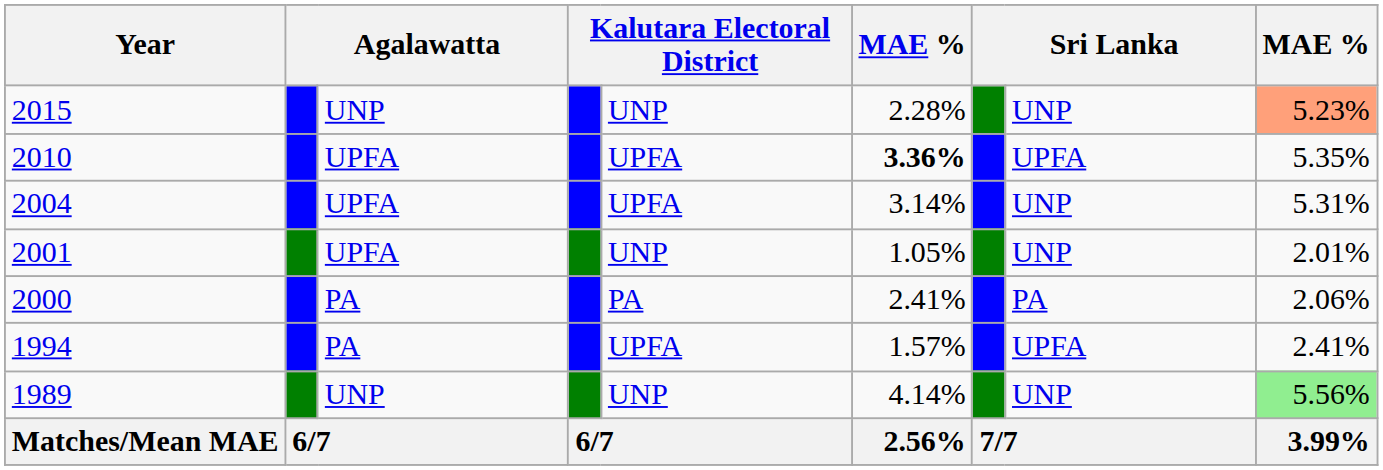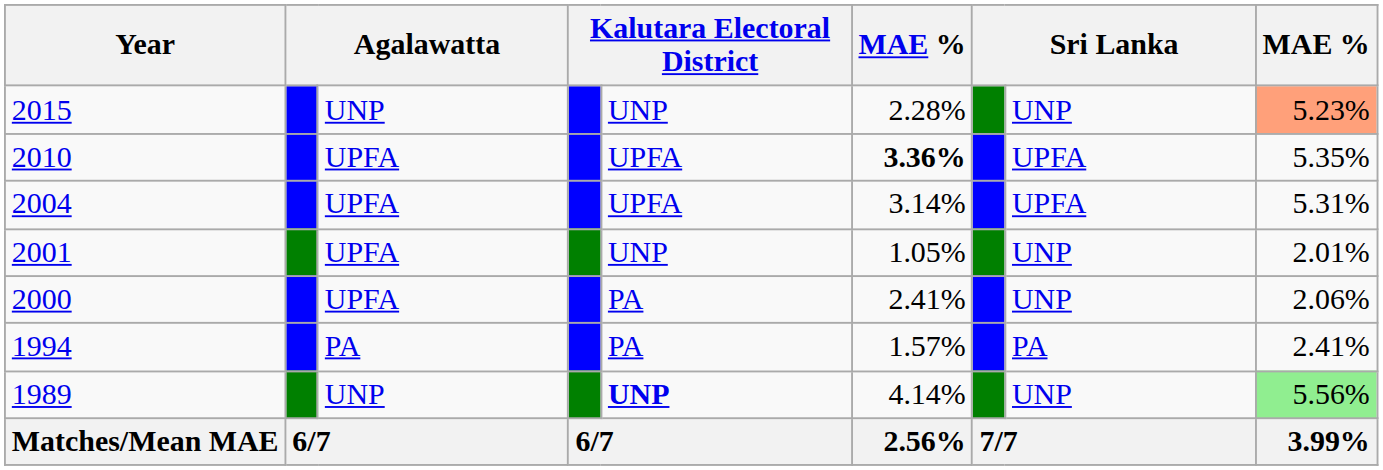(1042, 204) UNP -> (1049, 204) UPFA
(343, 299) PA -> (362, 299) UPFA
(1030, 299) PA -> (1042, 299) UNP
(645, 346) UPFA -> (626, 346) PA
(1049, 346) UPFA -> (1030, 346) PA
(638, 394) normal -> (639, 394) bold
